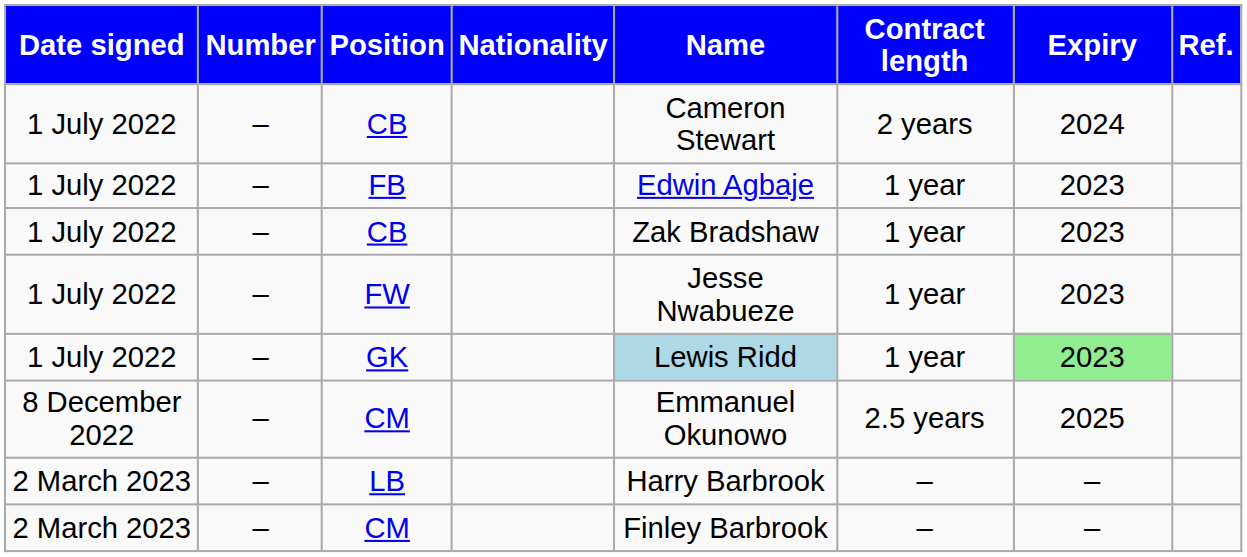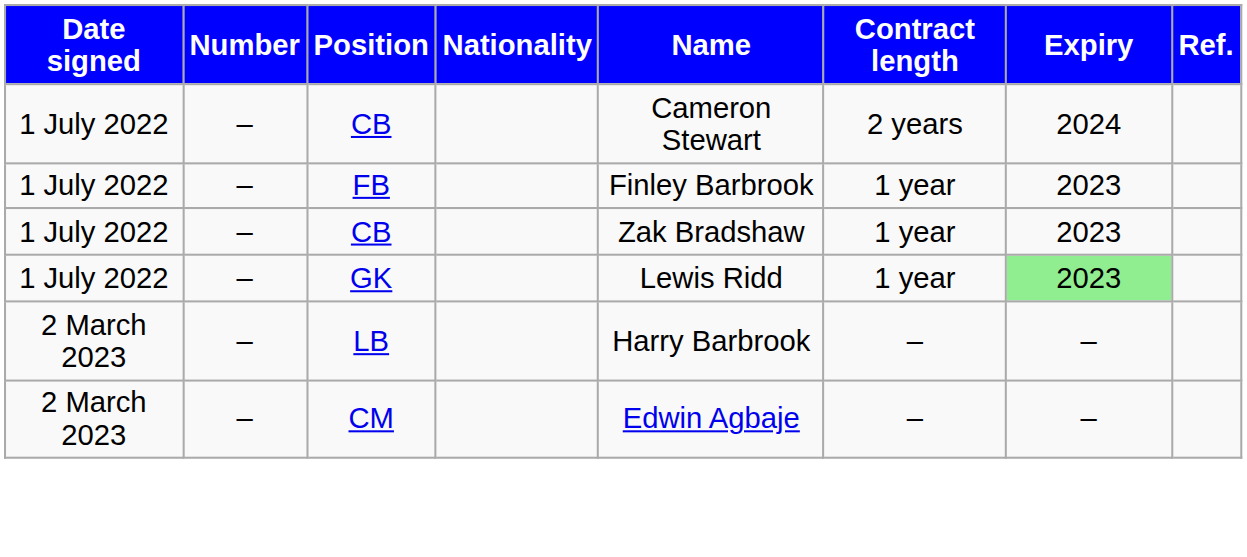(726, 186) Edwin Agbaje -> (711, 186) Finley Barbrook
- row: (102, 294)
(725, 357) lightblue background -> (711, 278) no background
- row: (102, 419)
(726, 528) Finley Barbrook -> (711, 419) Edwin Agbaje
